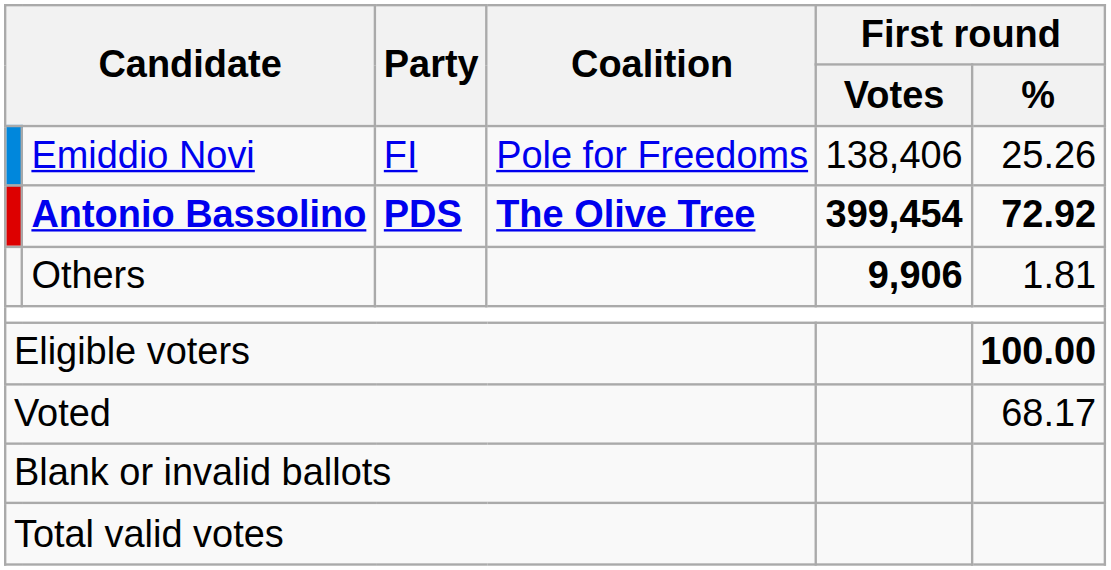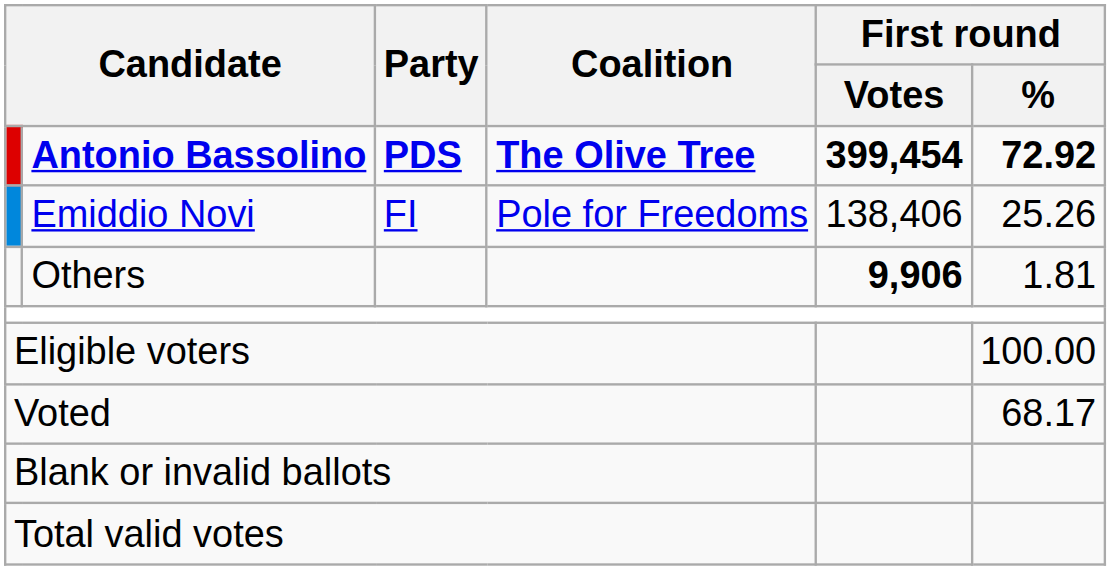rows swapped: (199, 214) <-> (143, 154)
(1038, 352) bold -> (1038, 352) normal
